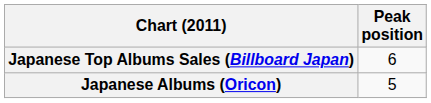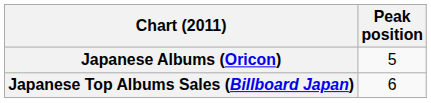rows swapped: (181, 85) <-> (181, 60)
